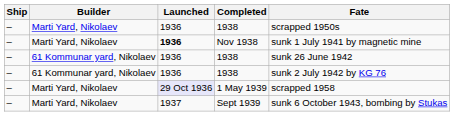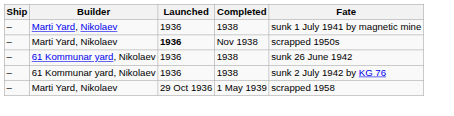(305, 27) scrapped 1950s -> (346, 27) sunk 1 July 1941 by magnetic mine
(346, 42) sunk 1 July 1941 by magnetic mine -> (305, 42) scrapped 1950s
(186, 88) lavender background -> (186, 88) no background
- row: (75, 103)
